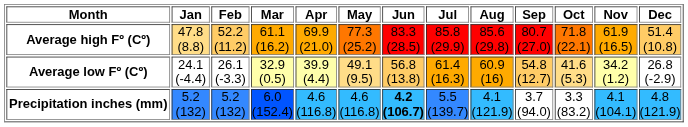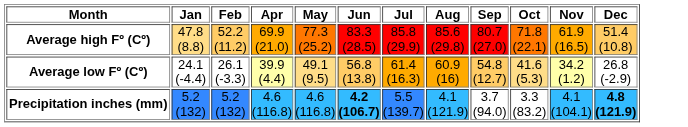- column: (272, 14)
(660, 104) normal -> (616, 104) bold
